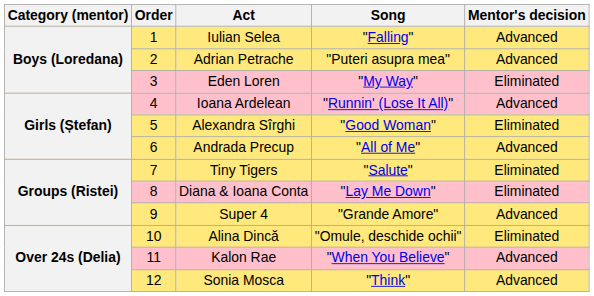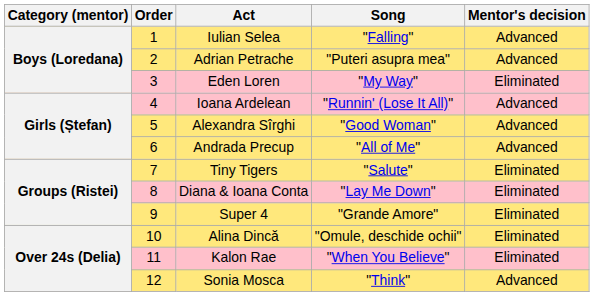(527, 125) Eliminated -> (527, 125) Advanced
(527, 214) Advanced -> (527, 214) Eliminated
(527, 258) Advanced -> (527, 258) Eliminated
